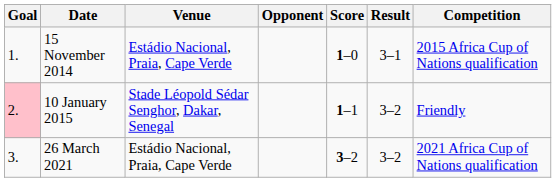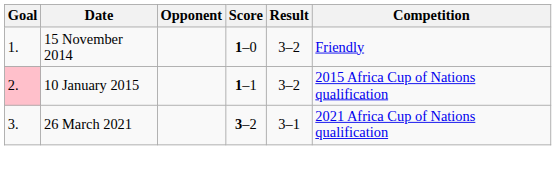- column: (192, 15)
(390, 54) 3–1 -> (289, 46) 3–2
(477, 54) 2015 Africa Cup of Nations qualification -> (340, 46) Friendly
(441, 110) Friendly -> (395, 85) 2015 Africa Cup of Nations qualification
(390, 157) 3–2 -> (289, 124) 3–1
